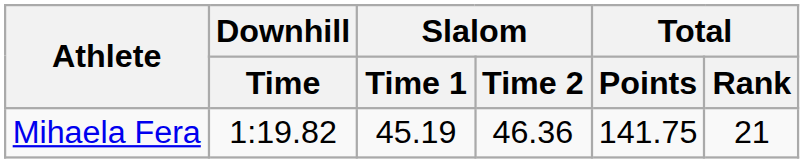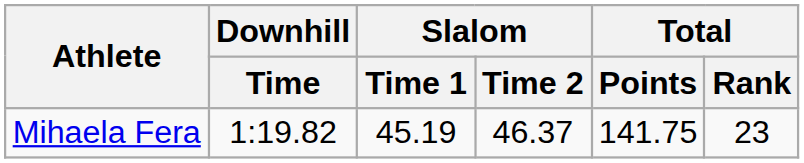(533, 133) 46.36 -> (533, 133) 46.37
(752, 133) 21 -> (752, 133) 23
